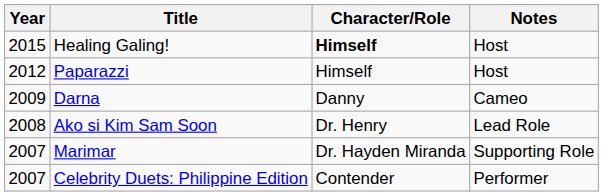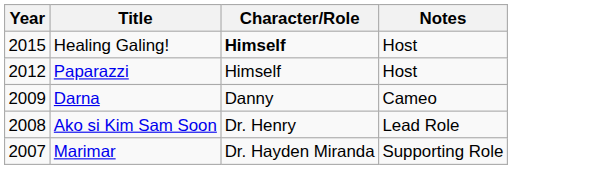- row: (181, 178)
